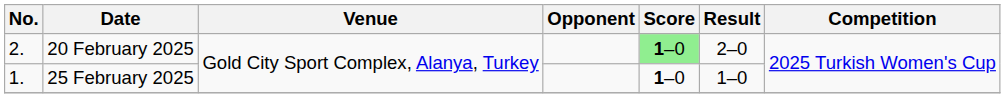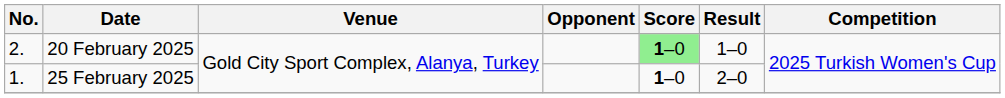(732, 48) 2–0 -> (732, 48) 1–0
(732, 78) 1–0 -> (732, 78) 2–0
